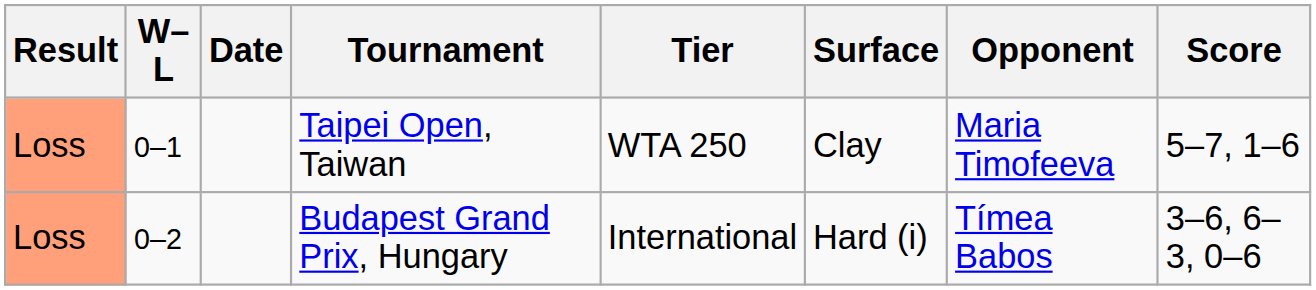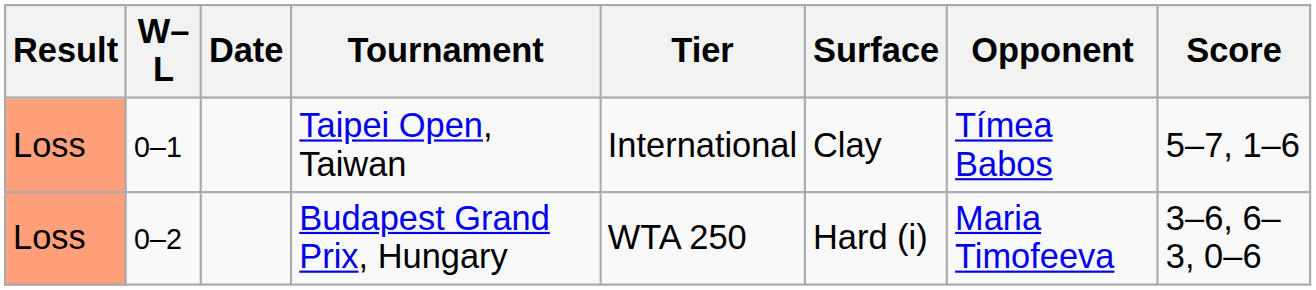(677, 144) WTA 250 -> (702, 144) International
(1035, 144) Maria Timofeeva -> (1004, 144) Tímea Babos
(702, 237) International -> (677, 237) WTA 250
(1004, 237) Tímea Babos -> (1035, 237) Maria Timofeeva
